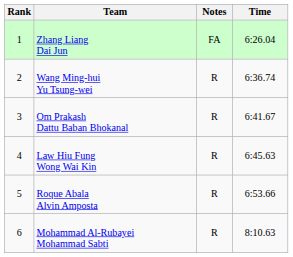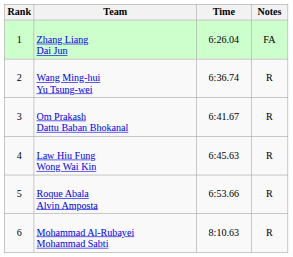columns swapped: (260, 12) <-> (214, 12)
